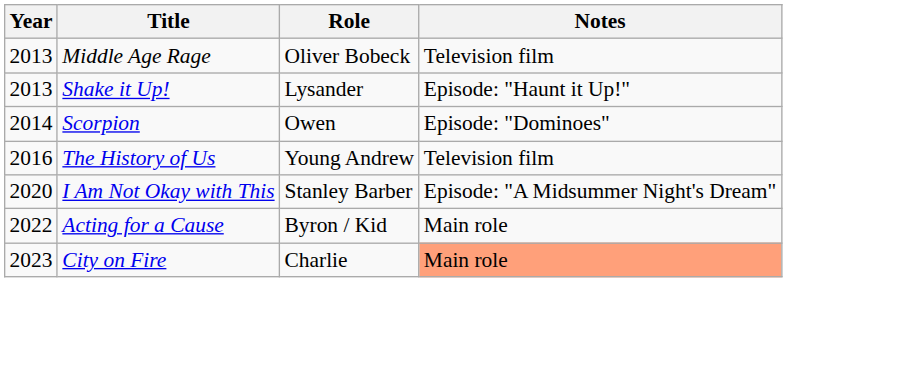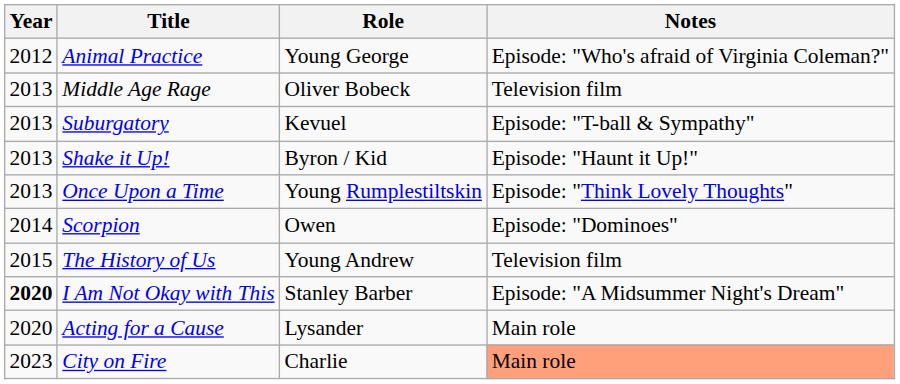+ row: (132, 55)
+ row: (116, 123)
(324, 89) Lysander -> (336, 157) Byron / Kid
+ row: (143, 191)
(31, 157) 2016 -> (31, 259) 2015
(31, 191) normal -> (31, 293) bold
(31, 225) 2022 -> (31, 327) 2020
(336, 225) Byron / Kid -> (324, 327) Lysander
